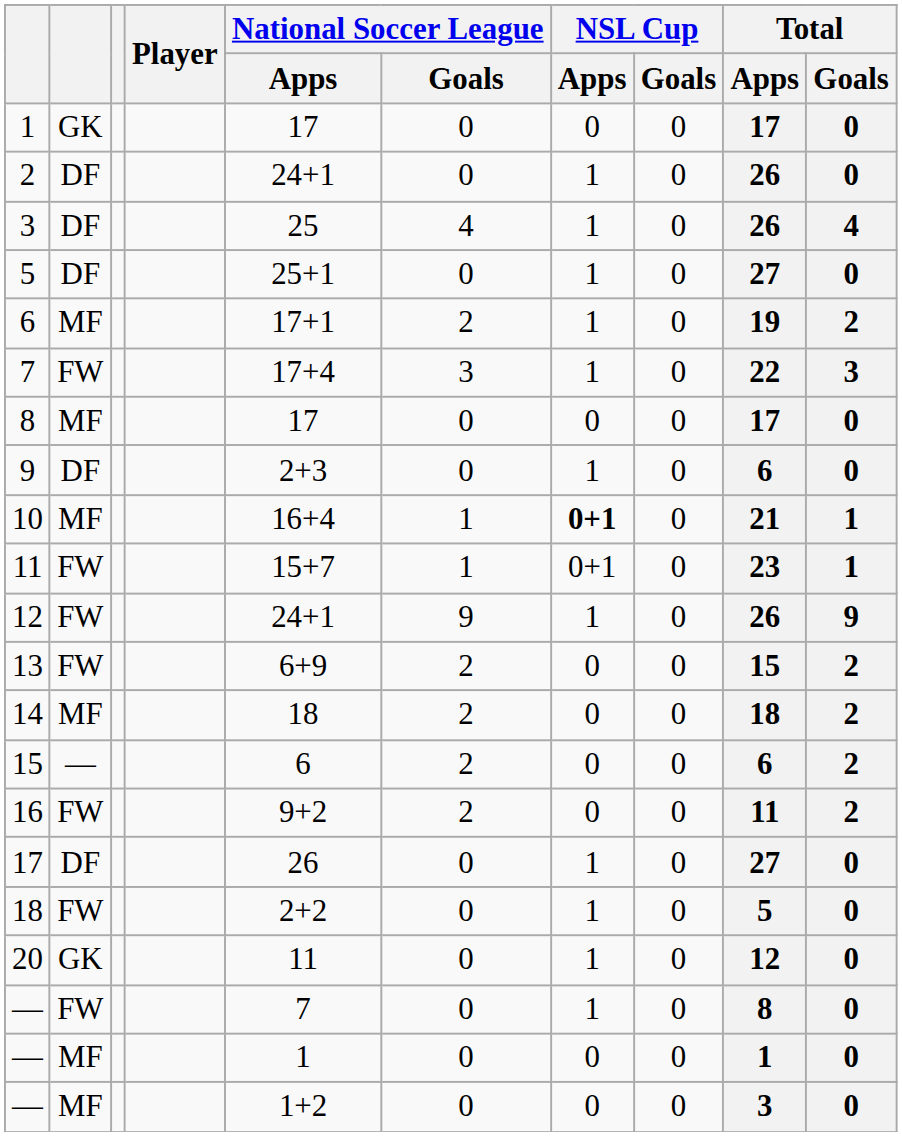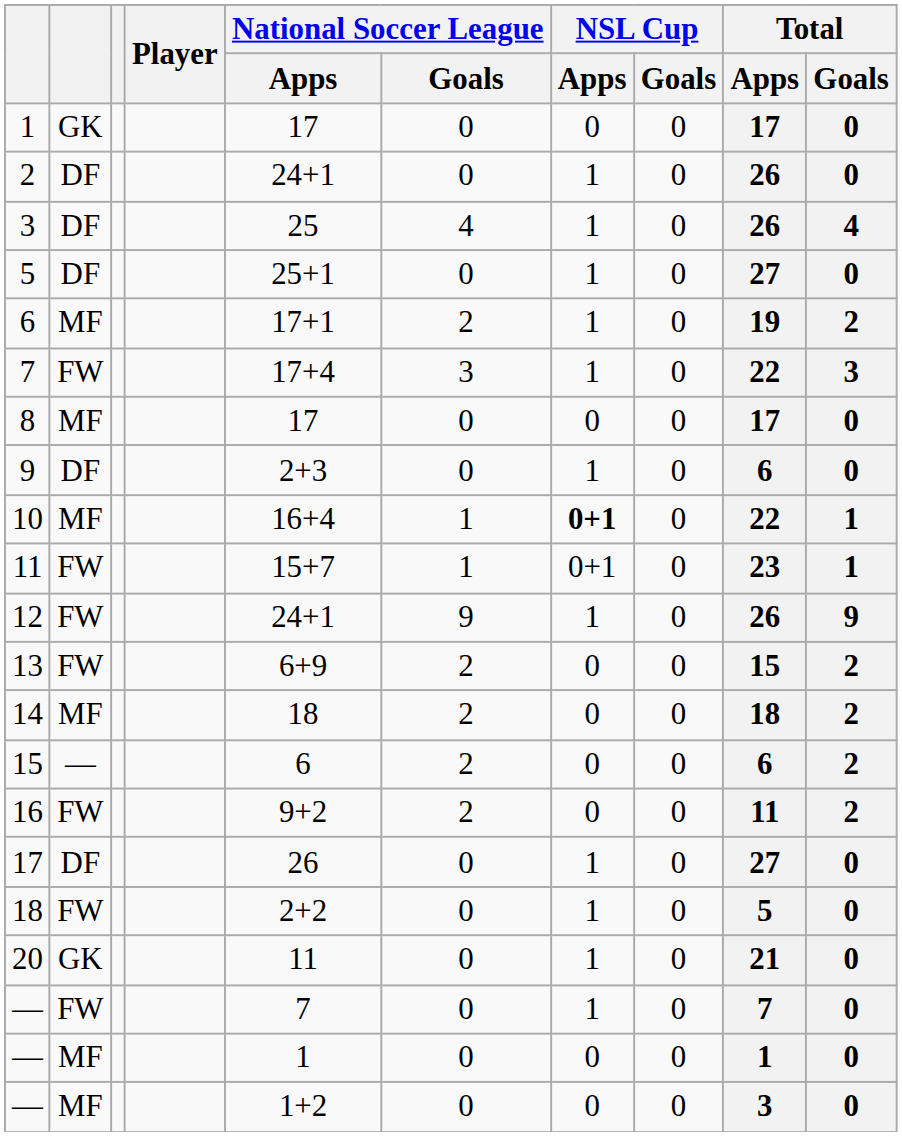(765, 518) 21 -> (765, 518) 22
(765, 959) 12 -> (765, 959) 21
(765, 1008) 8 -> (765, 1008) 7
